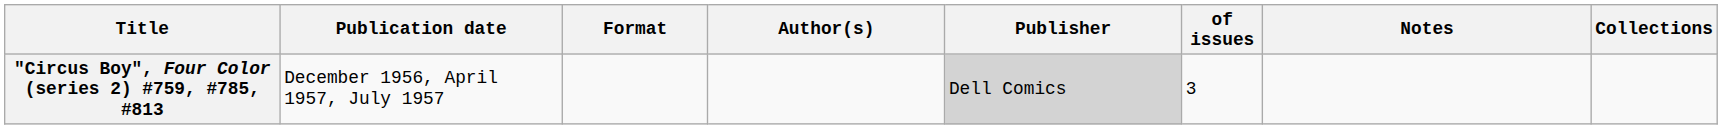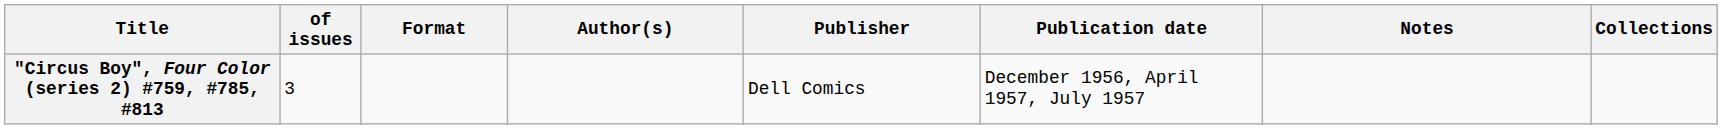columns swapped: (1222, 29) <-> (421, 29)
(1008, 89) lightgrey background -> (807, 89) no background
